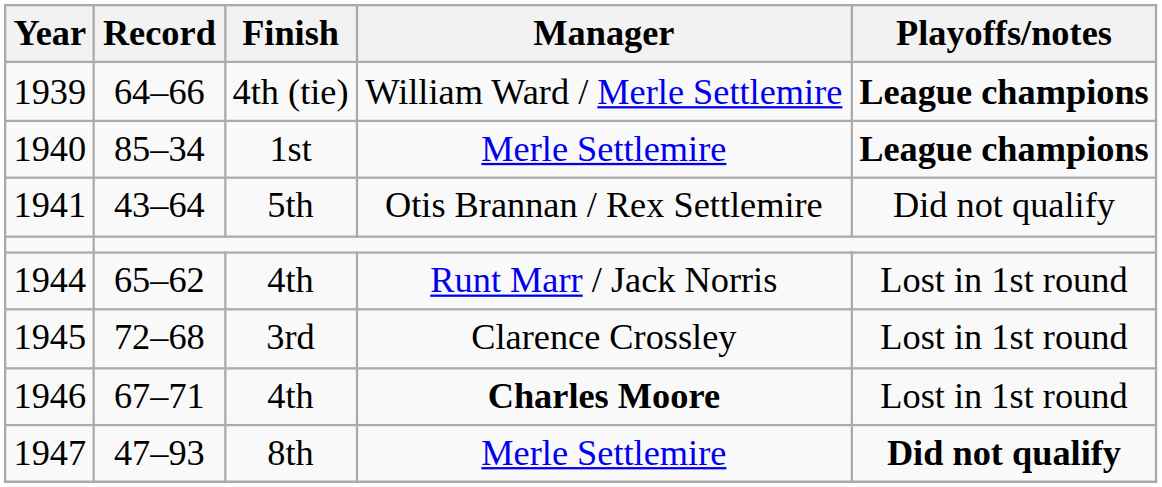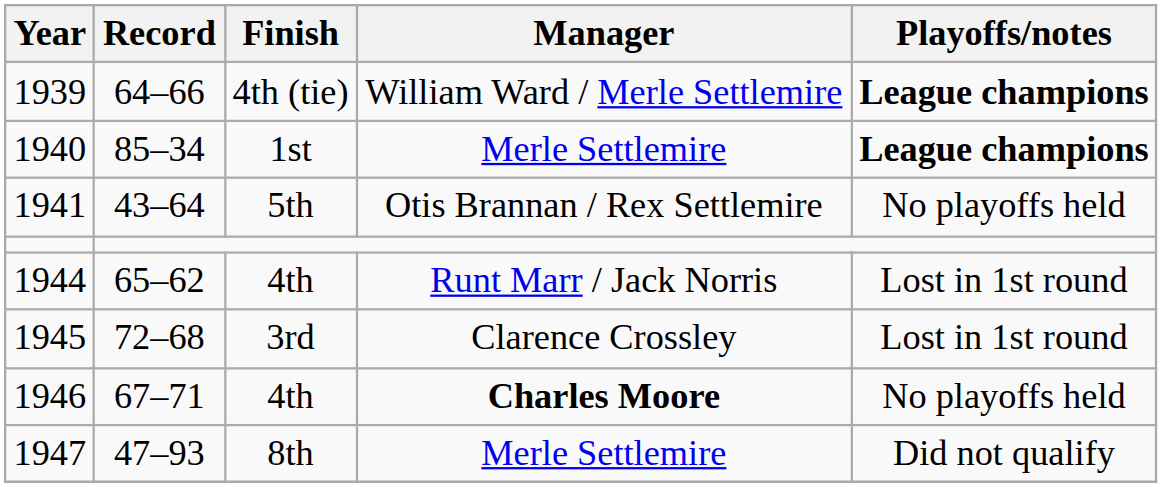(1004, 206) Did not qualify -> (1004, 206) No playoffs held
(1004, 395) Lost in 1st round -> (1004, 395) No playoffs held
(1004, 453) bold -> (1004, 453) normal
